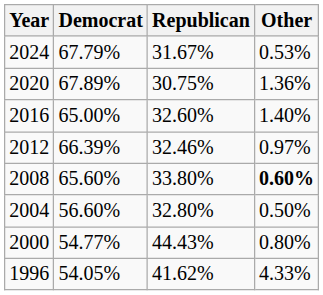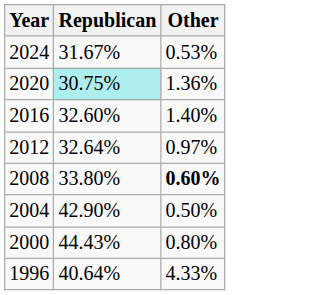- column: (101, 20)
(183, 83) no background -> (89, 83) paleturquoise background
(183, 147) 32.46% -> (89, 147) 32.64%
(183, 210) 32.80% -> (89, 210) 42.90%
(183, 274) 41.62% -> (89, 274) 40.64%
